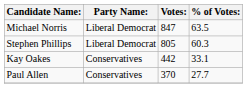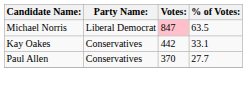(168, 28) no background -> (168, 28) pink background
- row: (39, 43)
